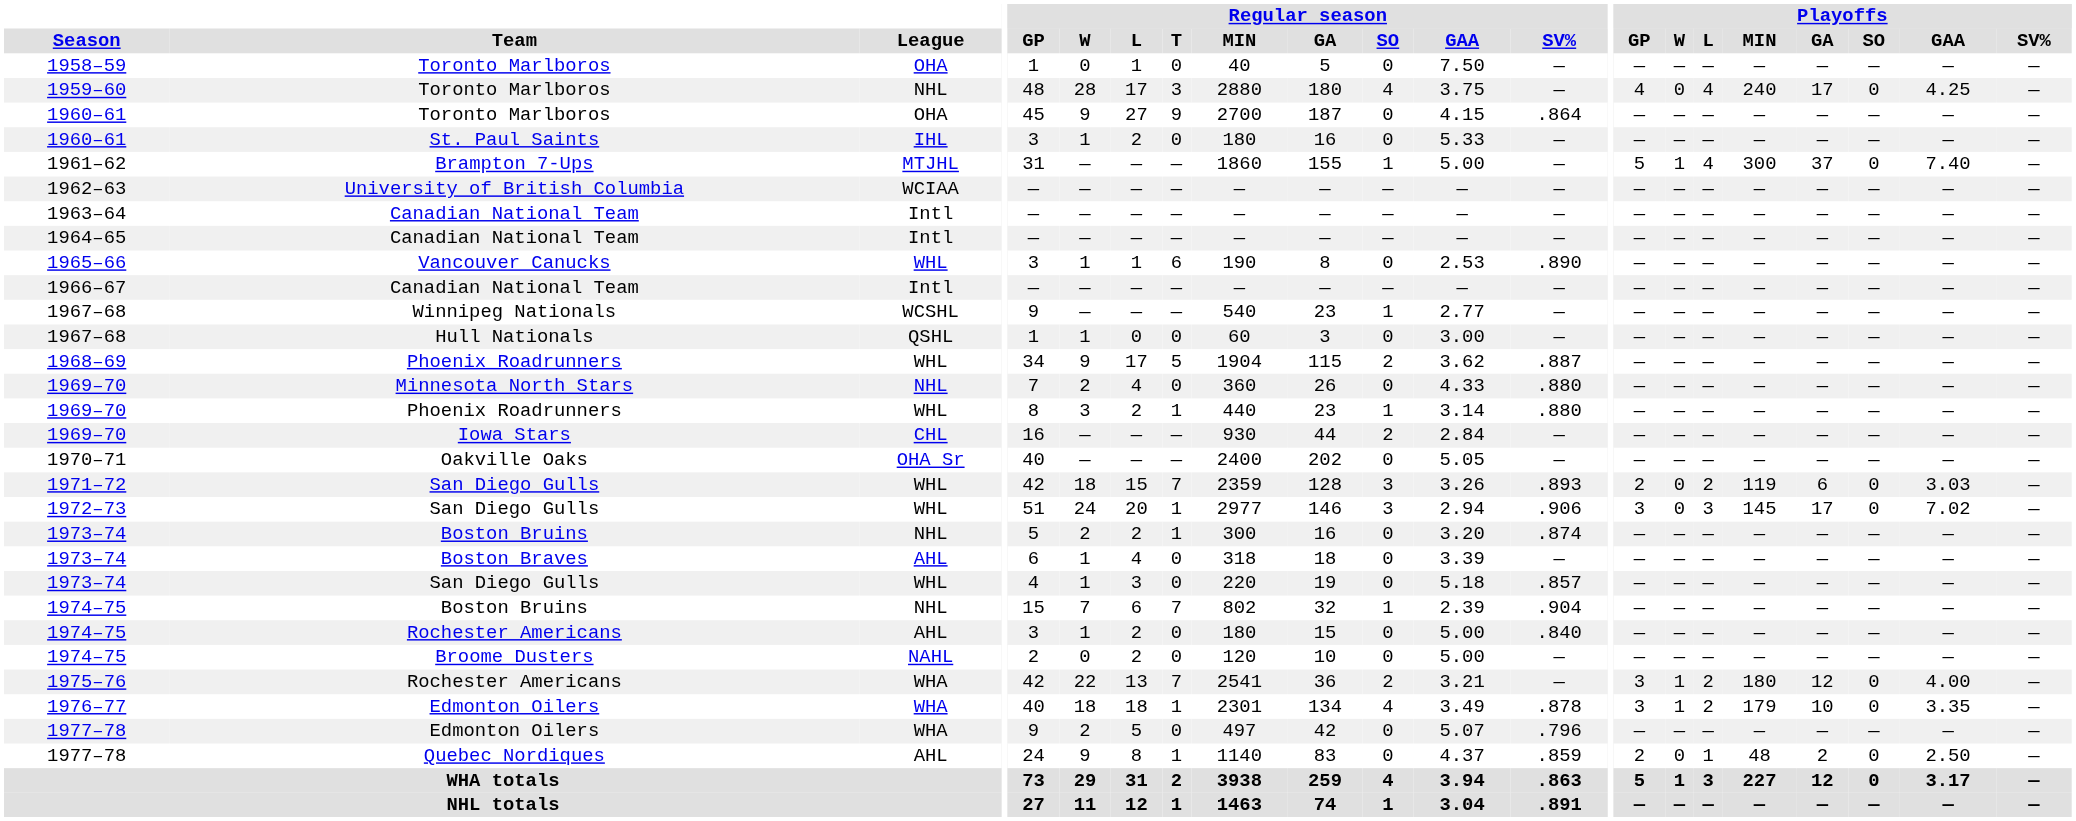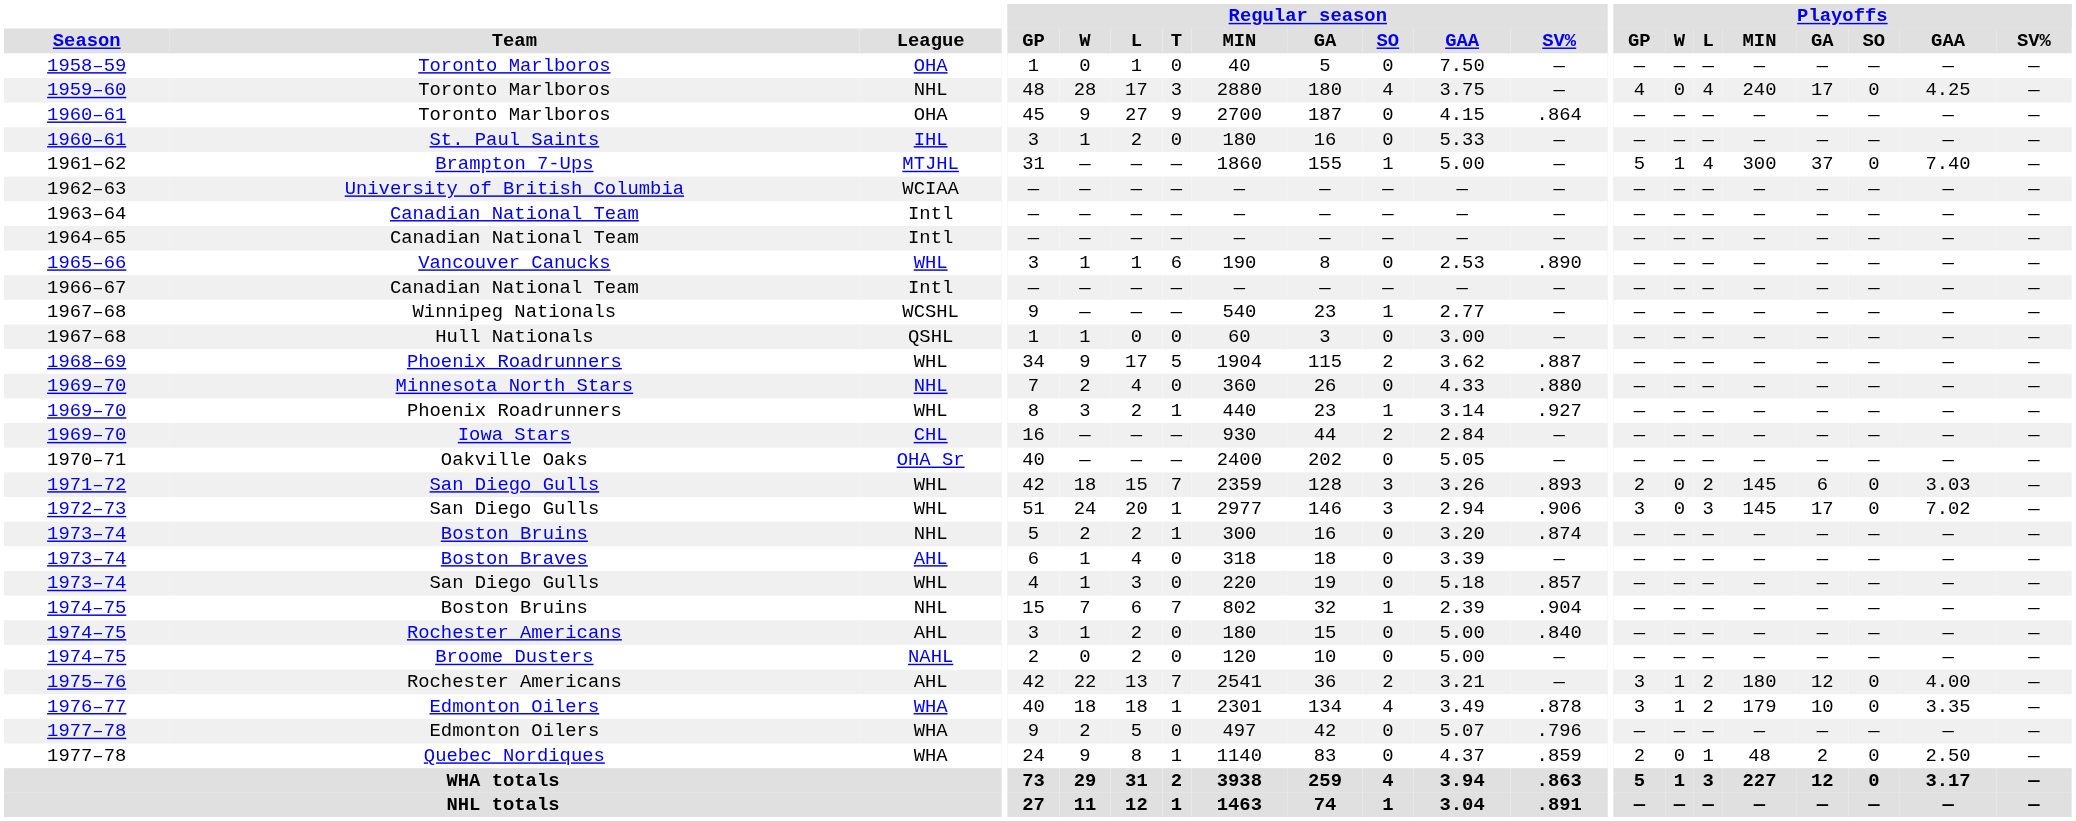(1559, 411) .880 -> (1559, 411) .927
(1759, 485) 119 -> (1759, 485) 145
(931, 682) WHA -> (931, 682) AHL
(931, 756) AHL -> (931, 756) WHA
